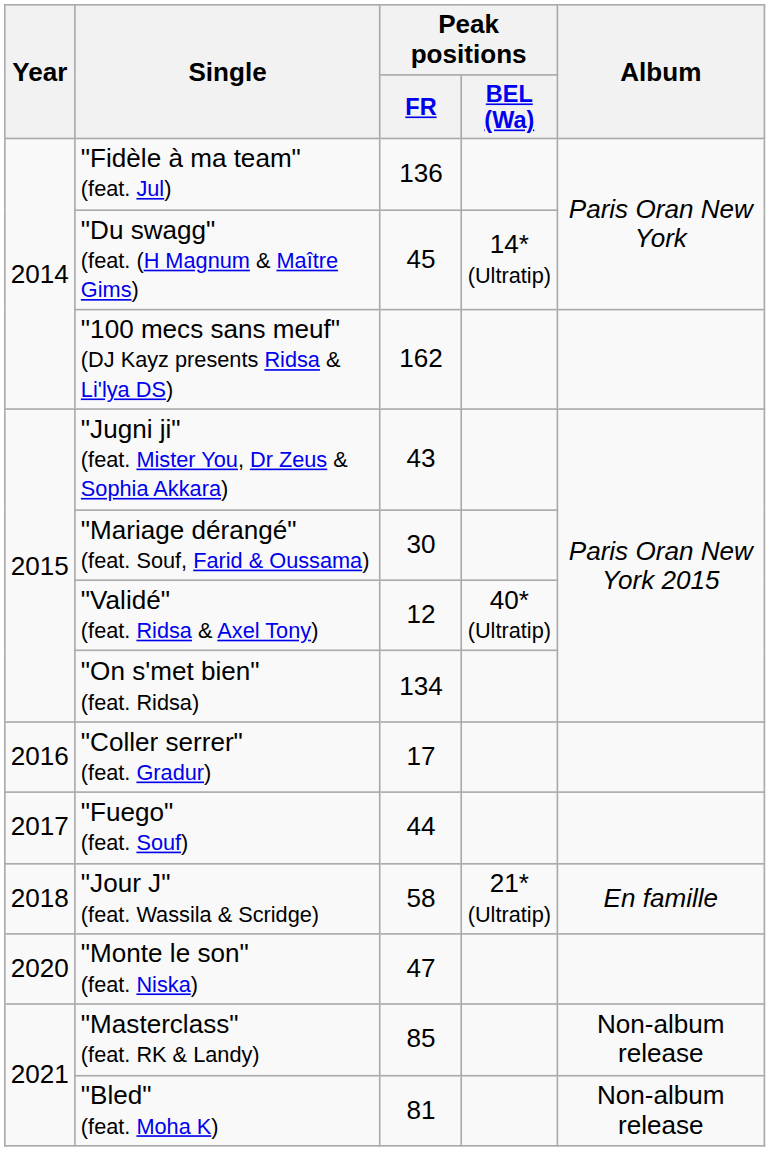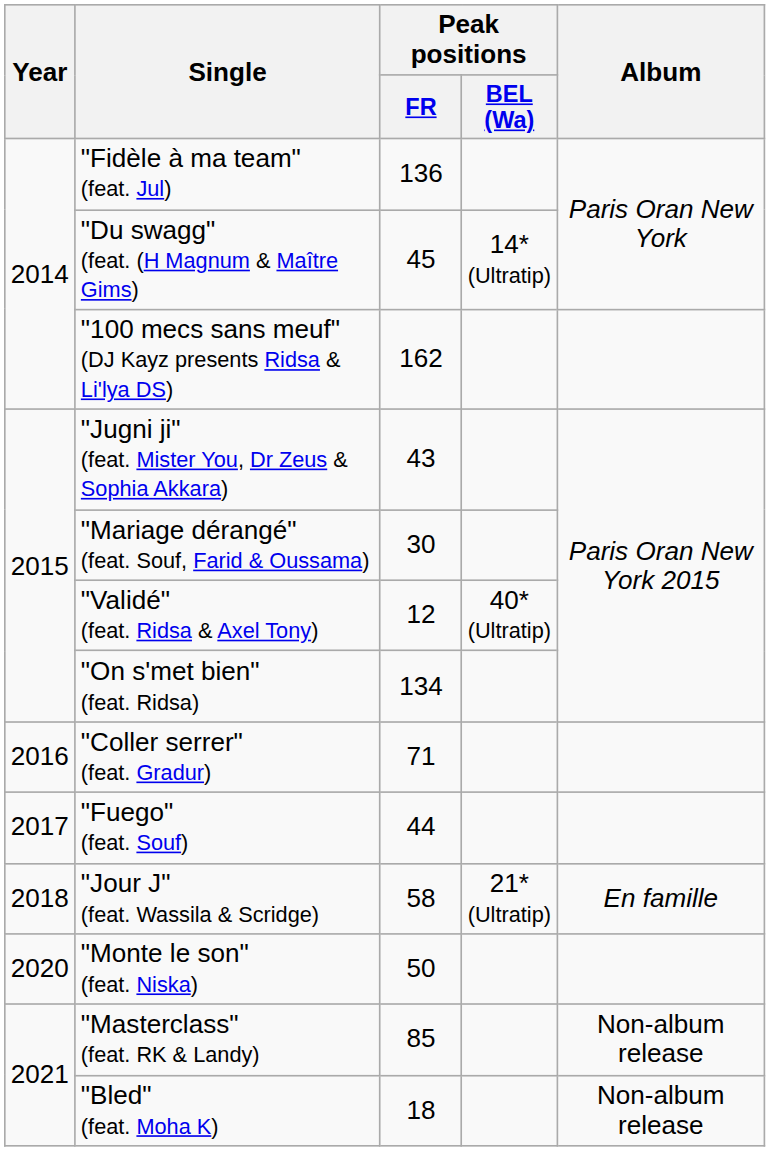(421, 756) 17 -> (421, 756) 71
(421, 968) 47 -> (421, 968) 50
(421, 1110) 81 -> (421, 1110) 18
